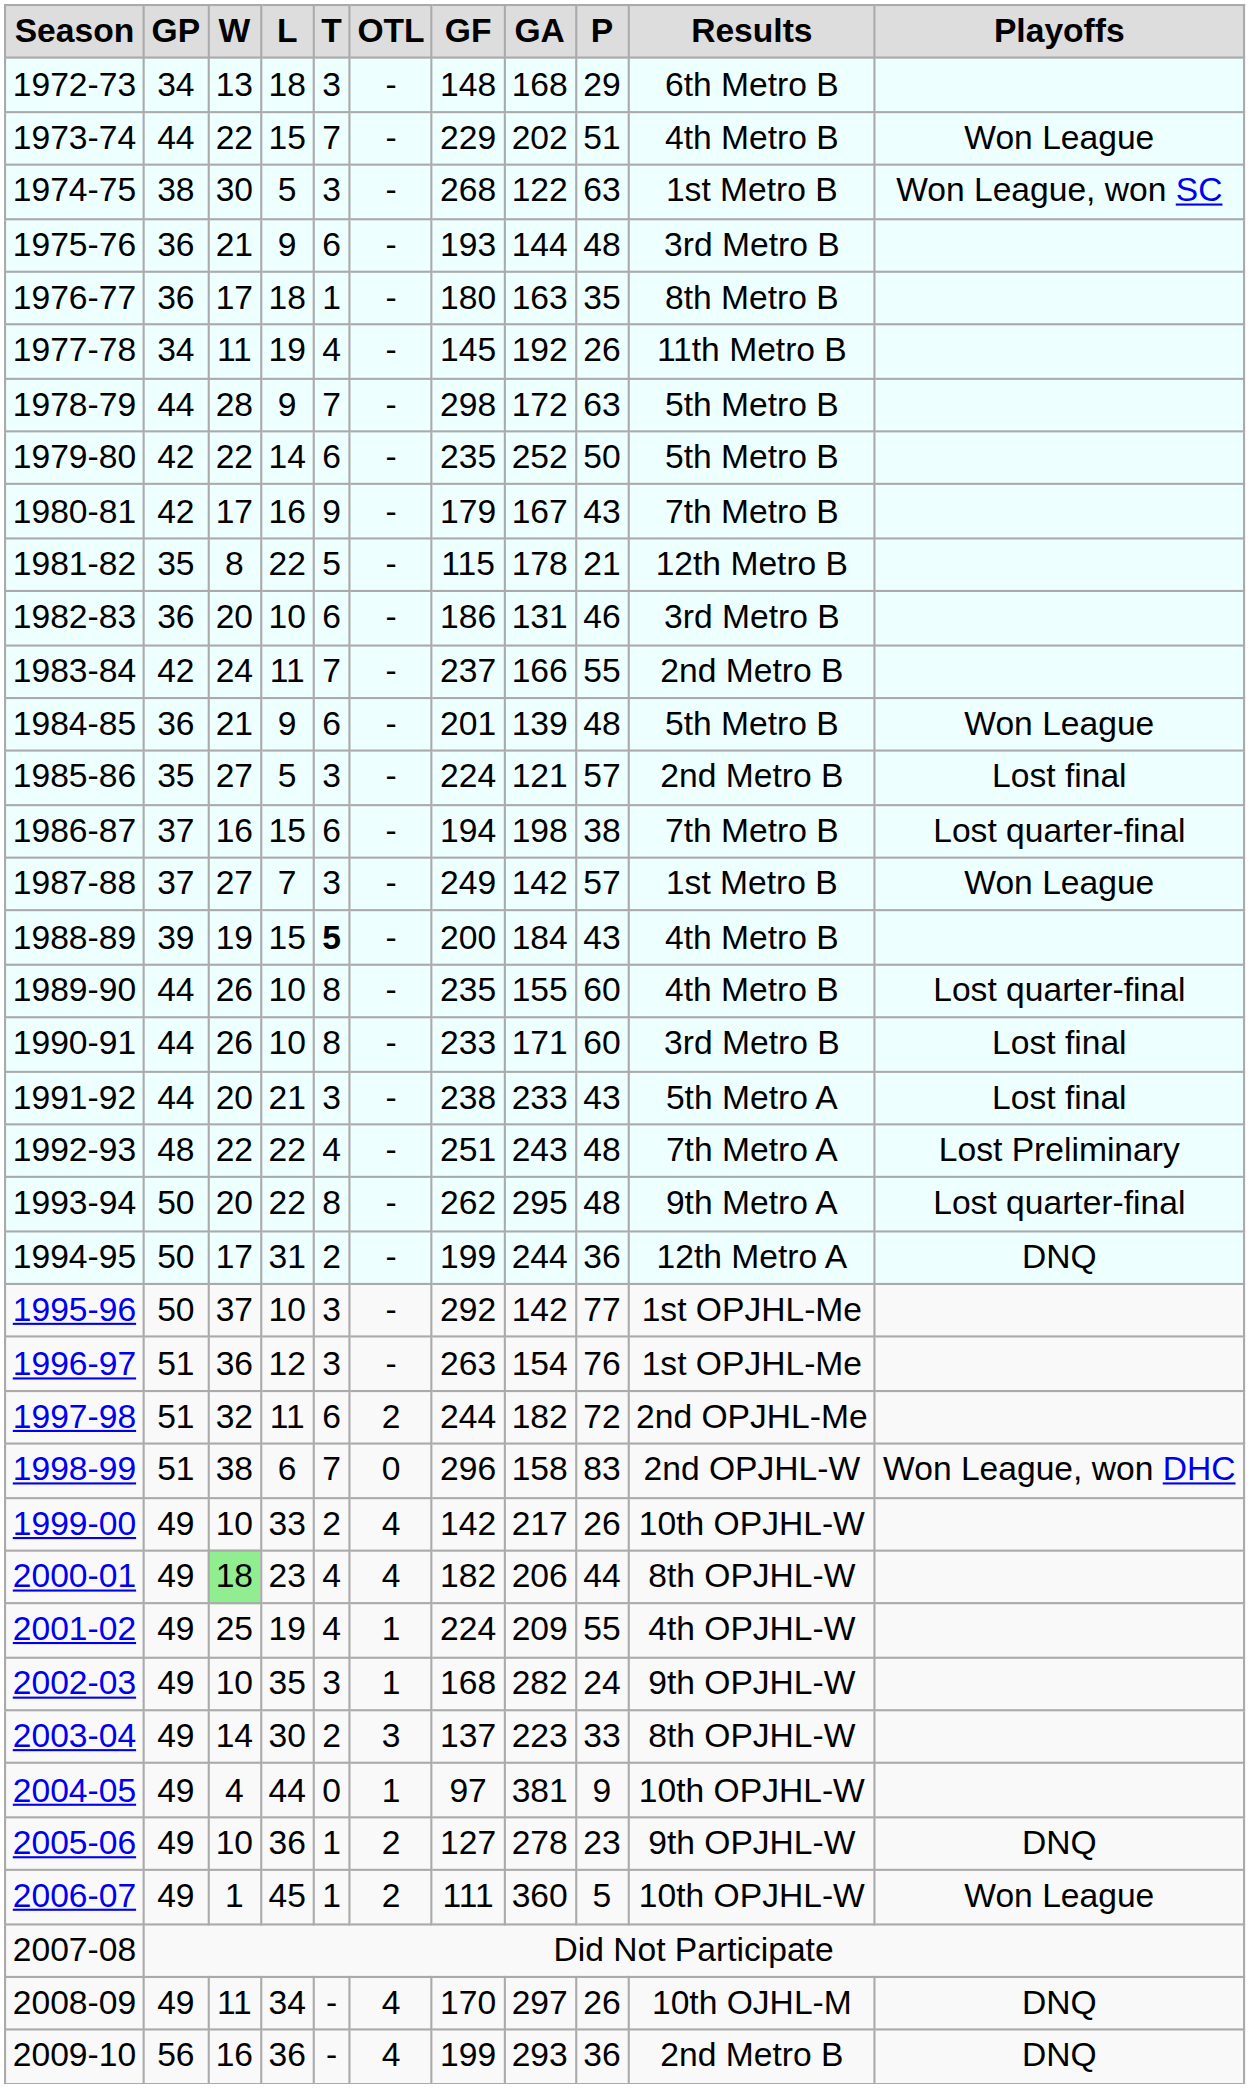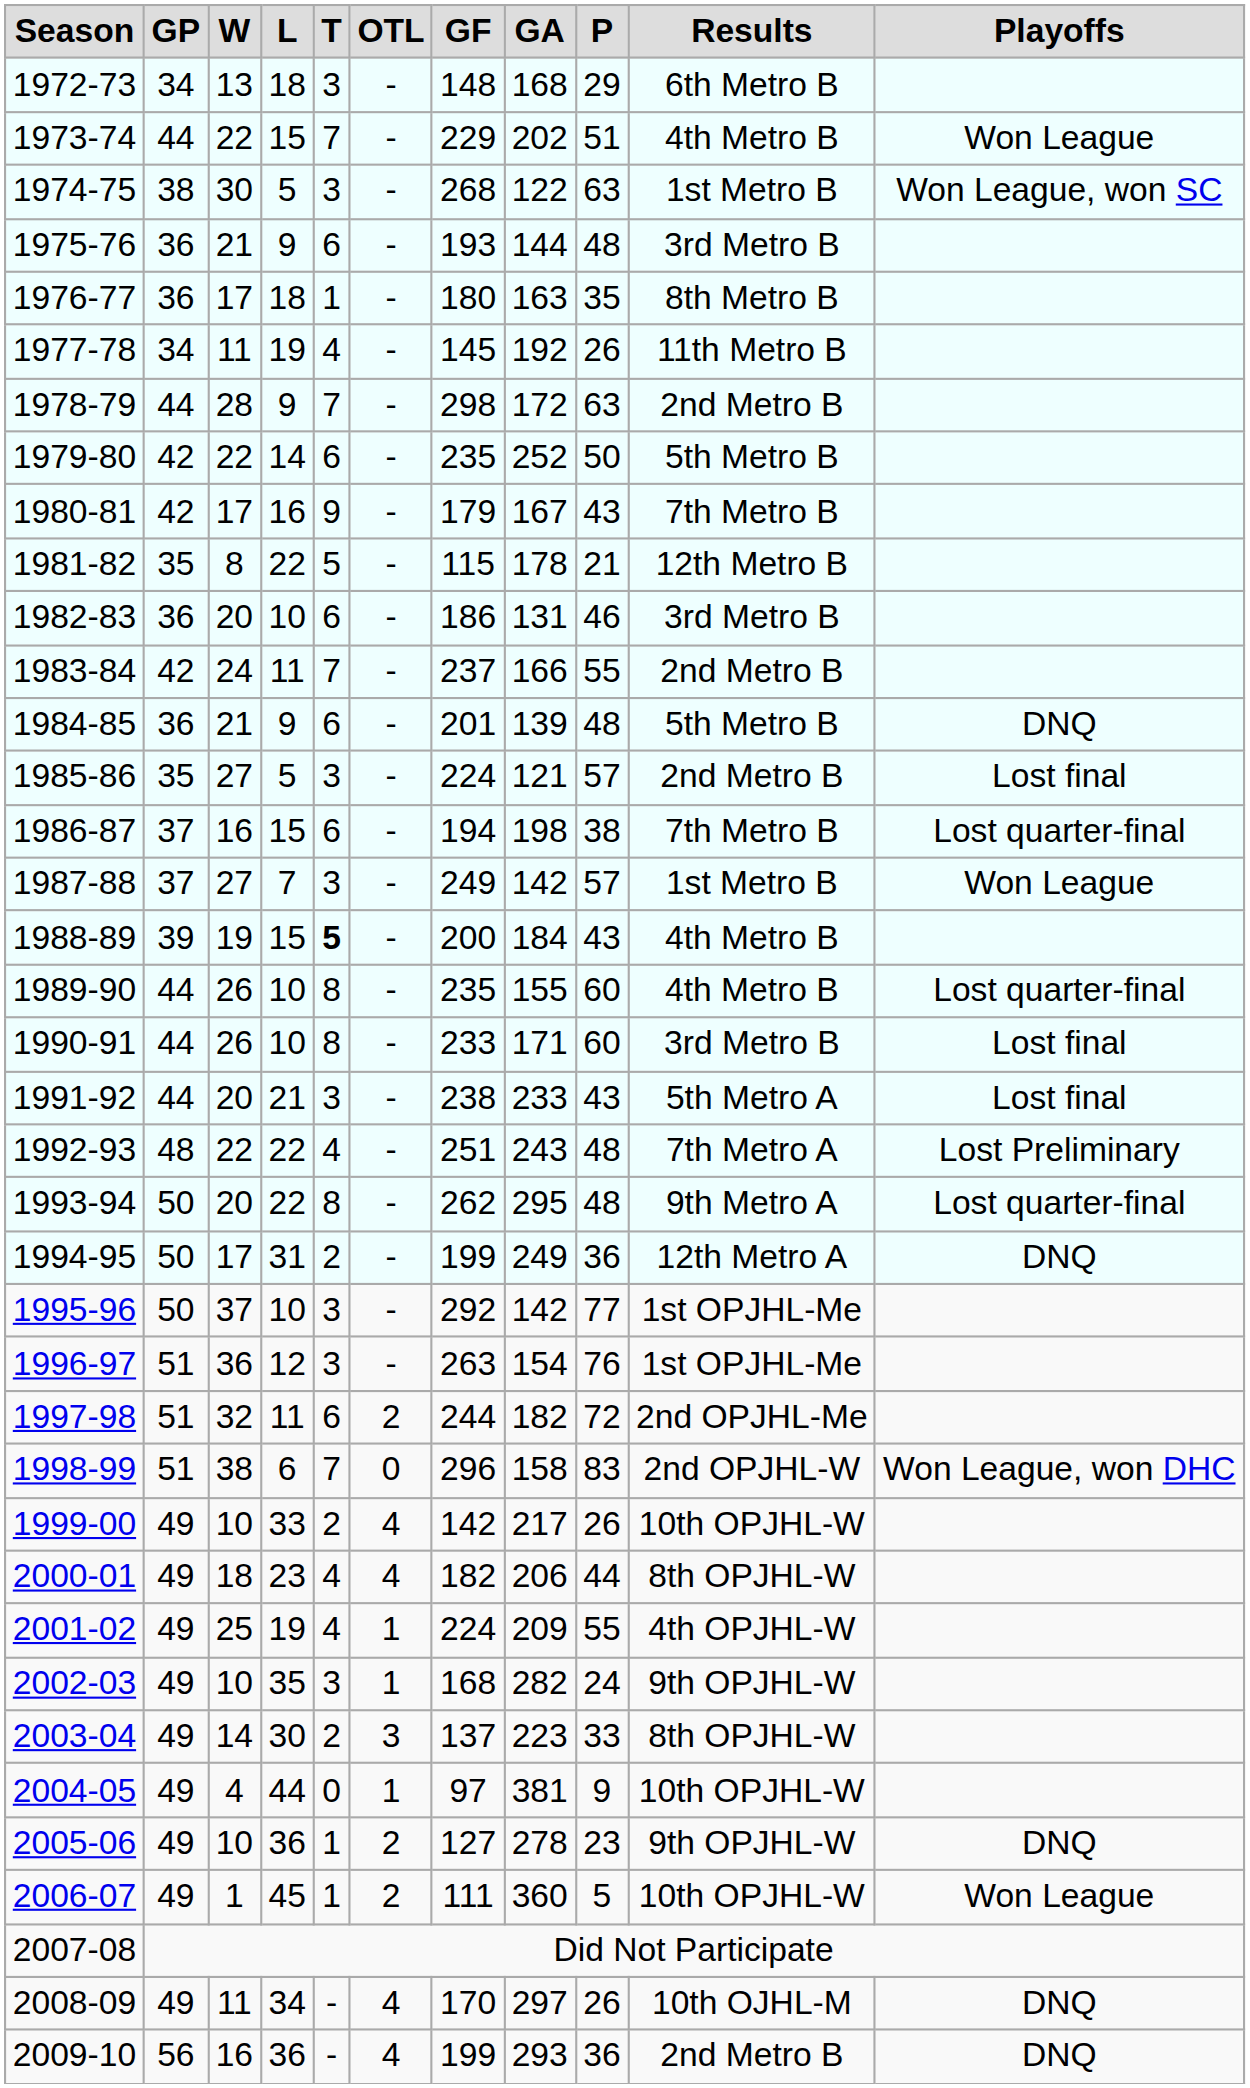(752, 404) 5th Metro B -> (752, 404) 2nd Metro B
(1059, 723) Won League -> (1059, 723) DNQ
(540, 1256) 244 -> (540, 1256) 249
(234, 1576) lightgreen background -> (234, 1576) no background
